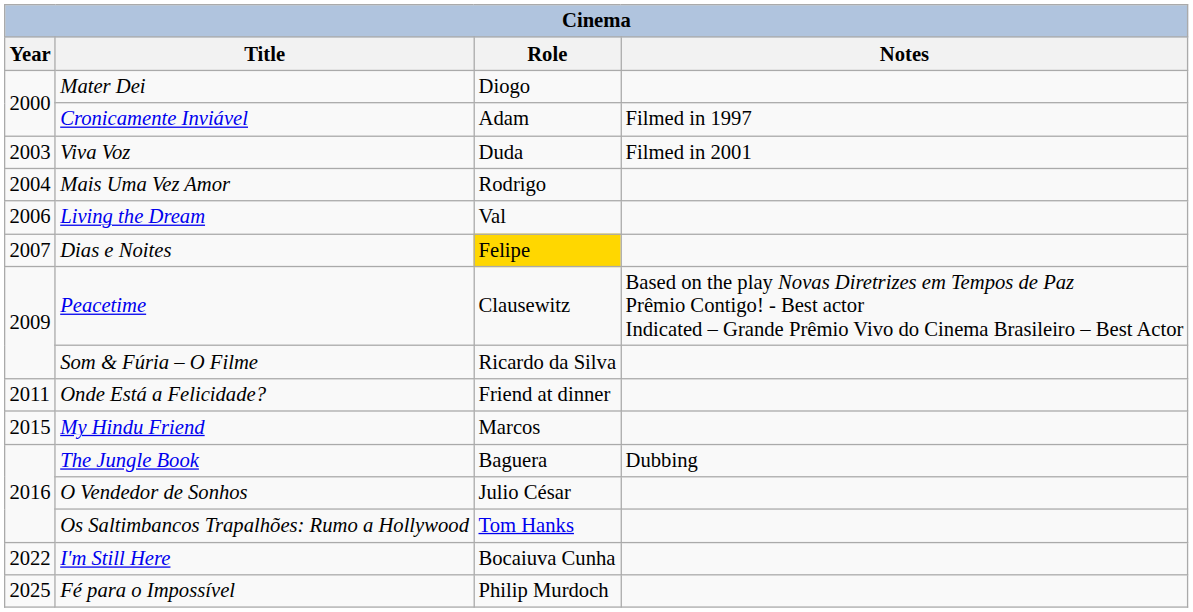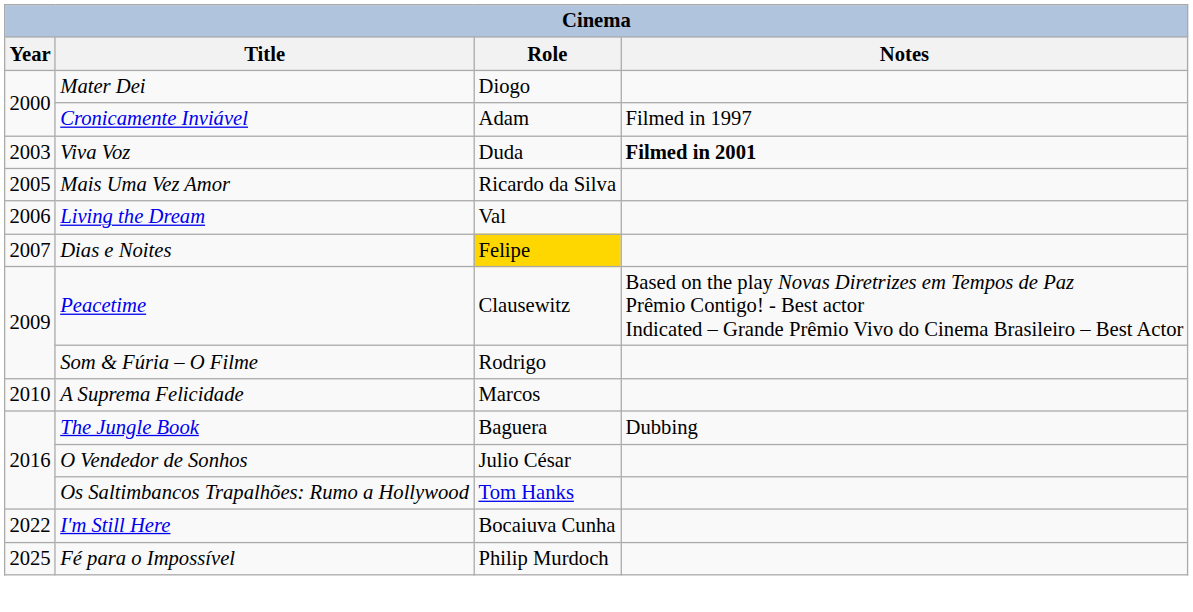(689, 151) normal -> (691, 151) bold
(30, 184) 2004 -> (30, 184) 2005
(512, 184) Rodrigo -> (547, 184) Ricardo da Silva
(547, 361) Ricardo da Silva -> (512, 361) Rodrigo
+ row: (152, 394)
- row: (163, 394)
- row: (132, 427)
